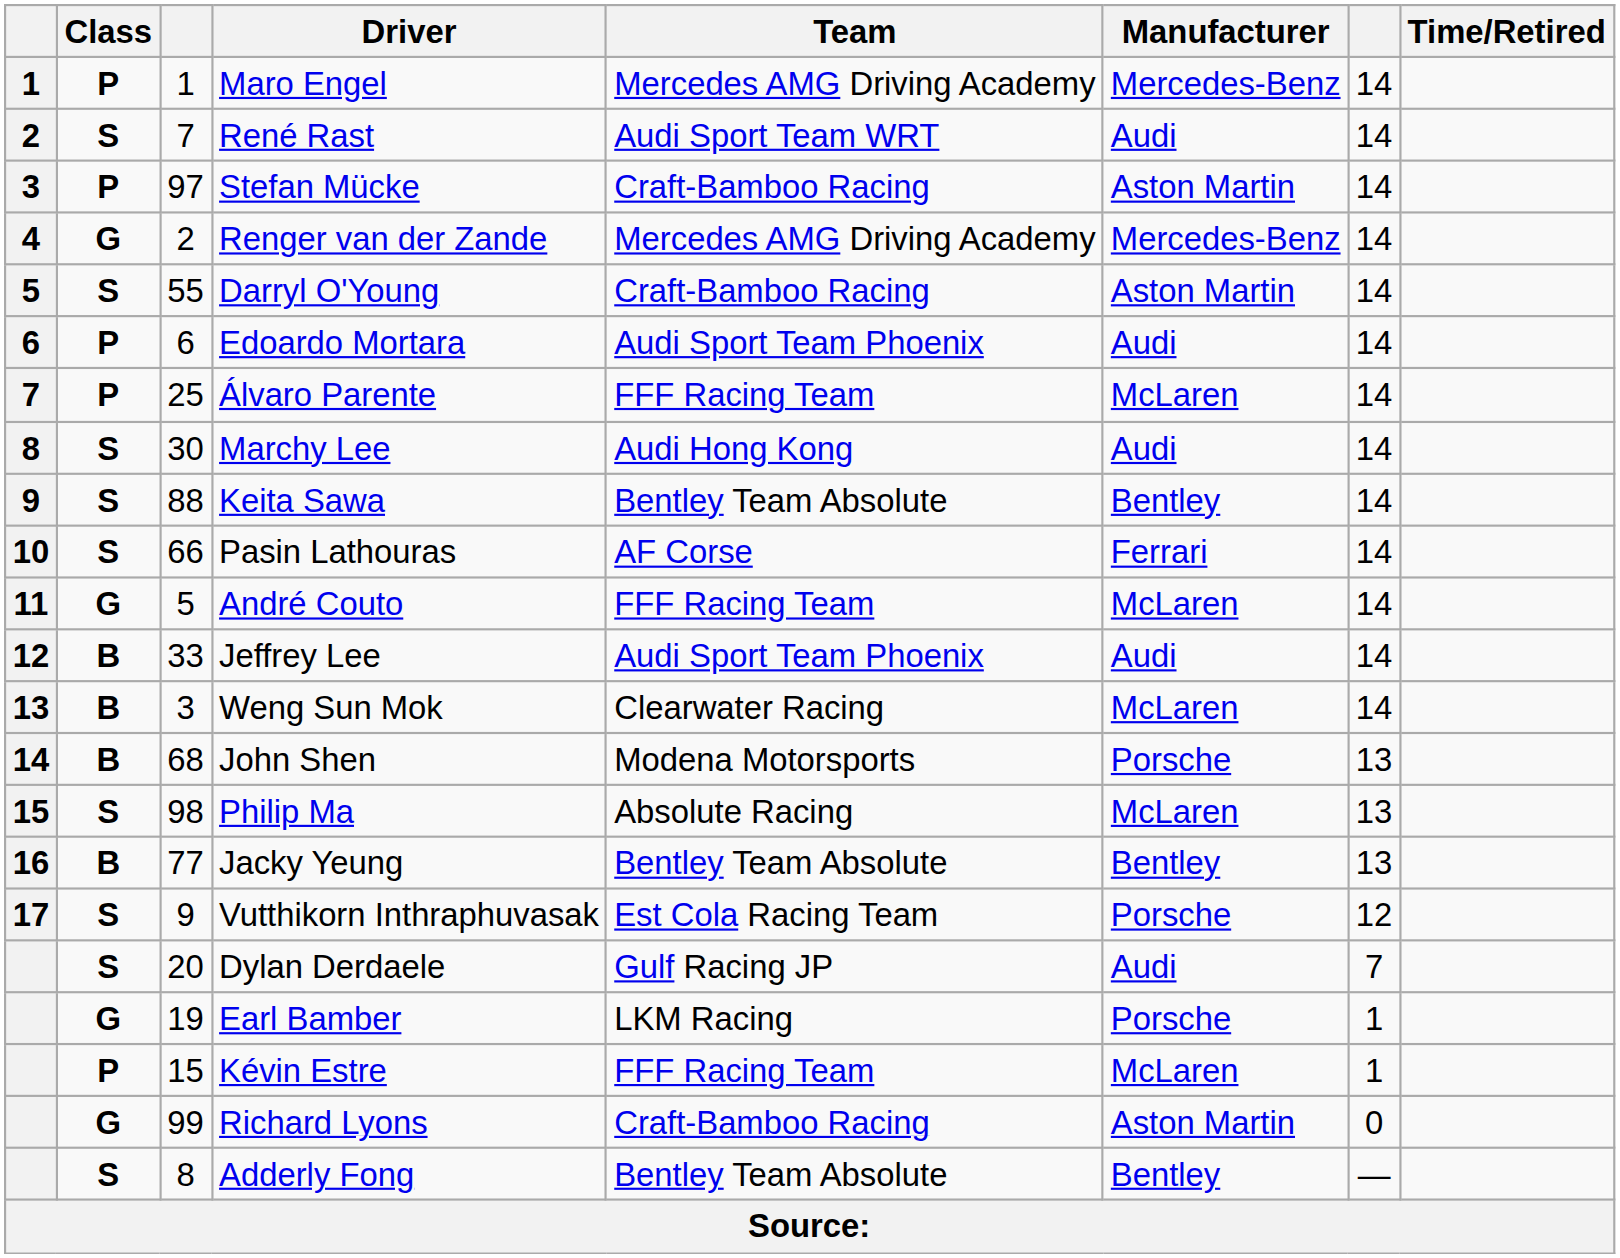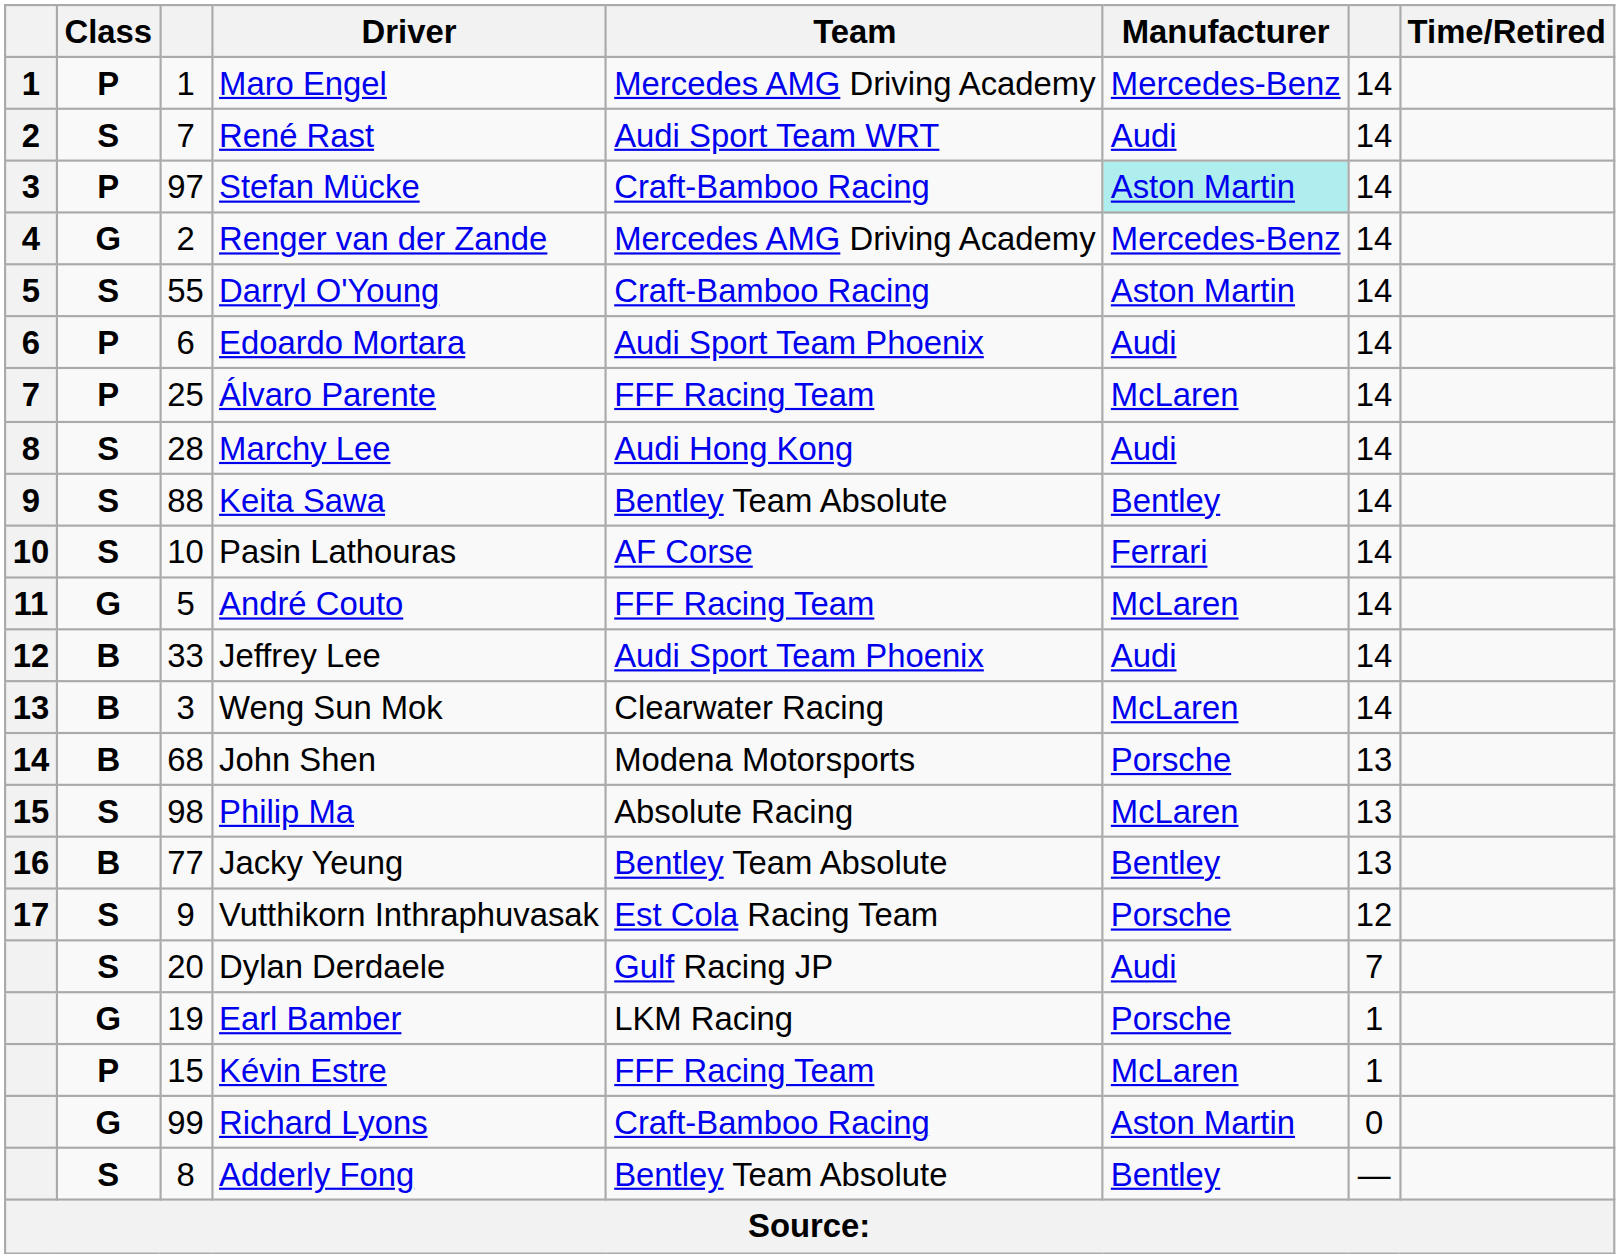(1203, 187) no background -> (1203, 187) paleturquoise background
(186, 447) 30 -> (186, 447) 28
(186, 551) 66 -> (186, 551) 10
